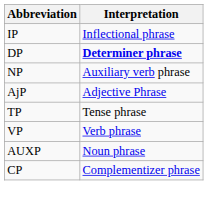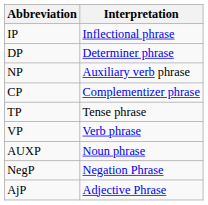(132, 53) bold -> (128, 53) normal
rows swapped: (15, 170) <-> (17, 92)
+ row: (21, 170)
